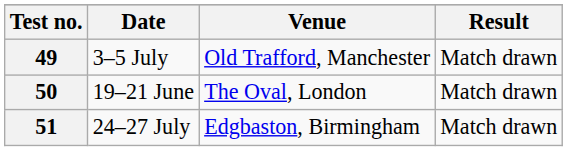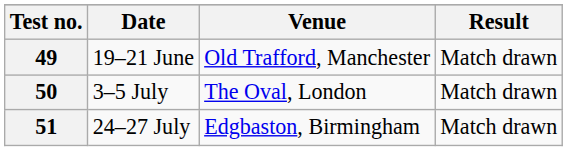(130, 57) 3–5 July -> (143, 57) 19–21 June
(143, 92) 19–21 June -> (130, 92) 3–5 July
